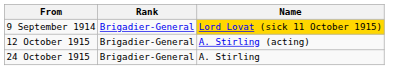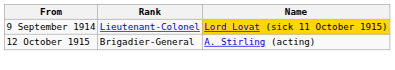(147, 27) Brigadier-General -> (150, 27) Lieutenant-Colonel
- row: (48, 57)
